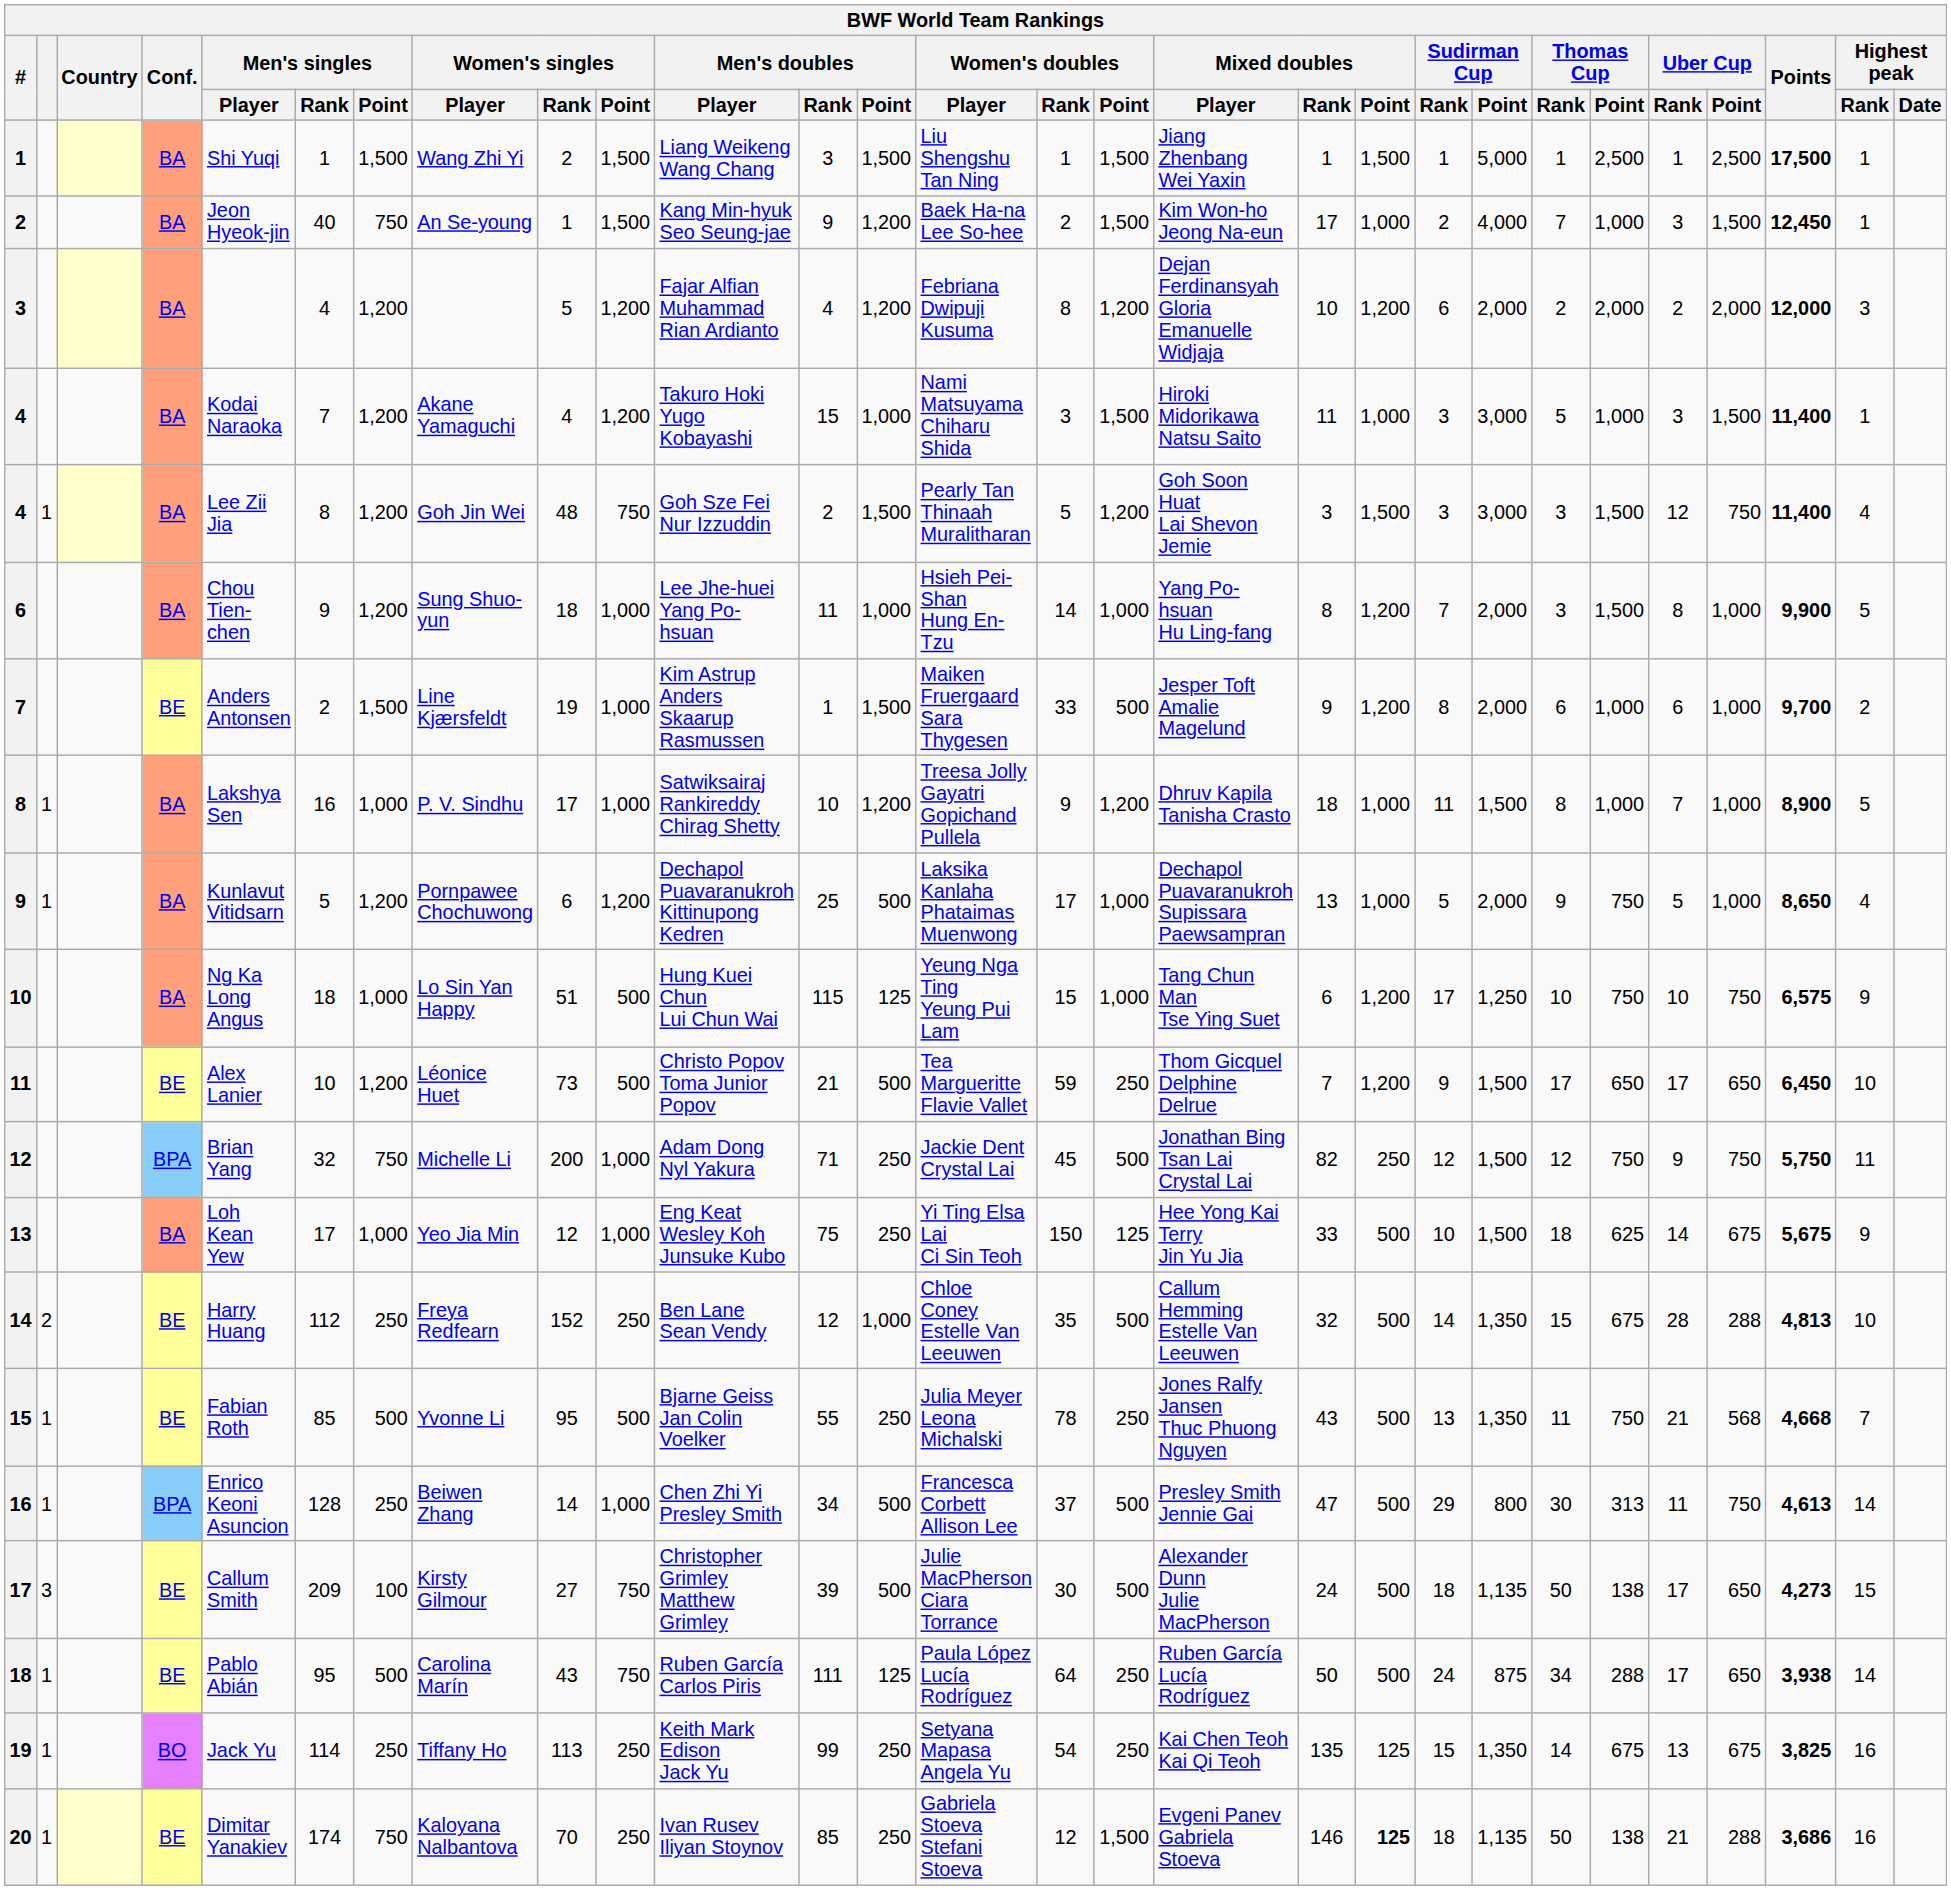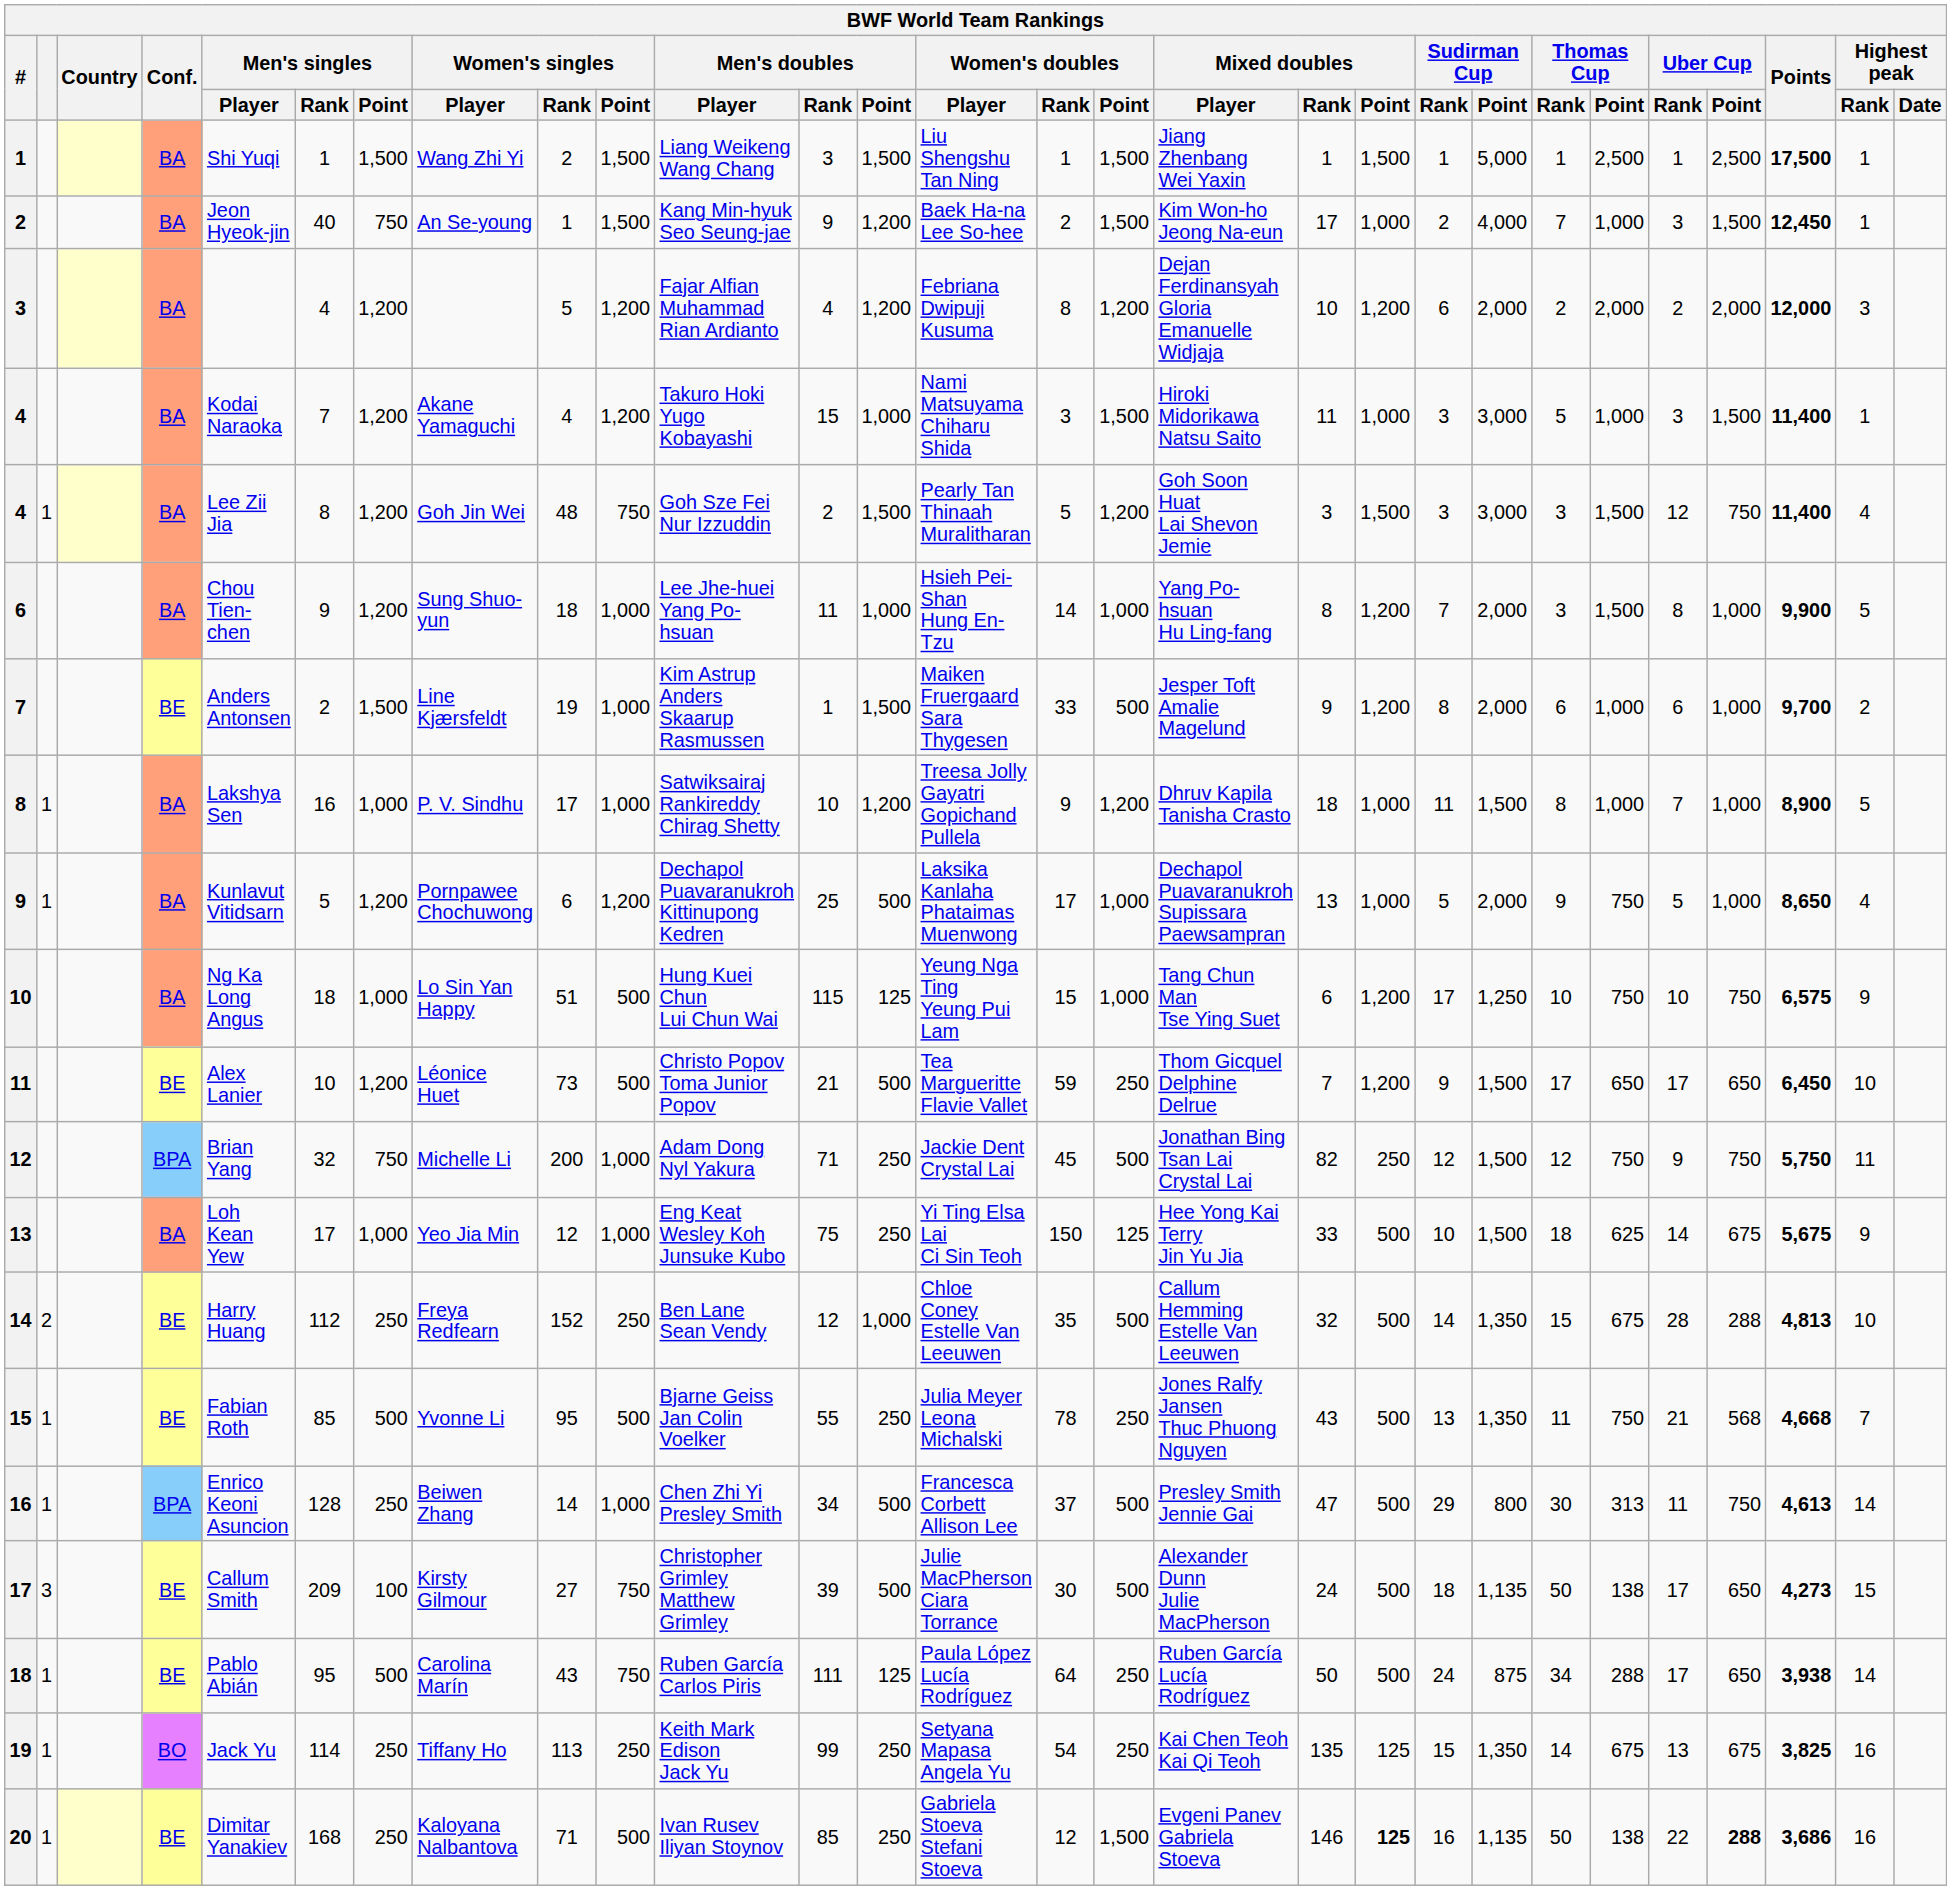(324, 1836) 174 -> (324, 1836) 168
(391, 1836) 750 -> (391, 1836) 250
(567, 1836) 70 -> (567, 1836) 71
(634, 1836) 250 -> (634, 1836) 500
(1444, 1836) 18 -> (1444, 1836) 16
(1678, 1836) 21 -> (1678, 1836) 22
(1745, 1836) normal -> (1745, 1836) bold
